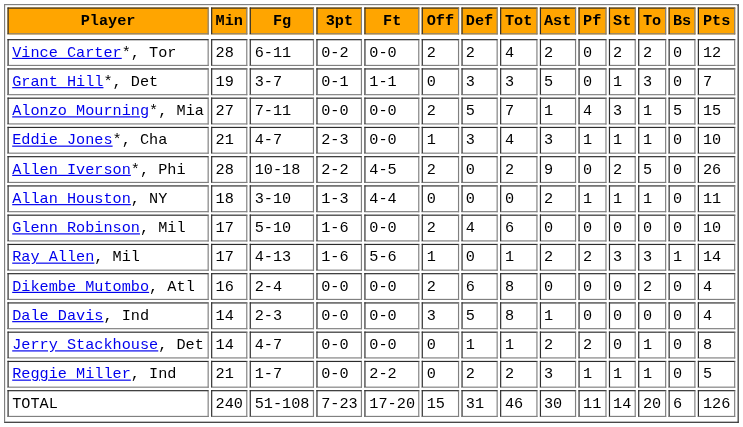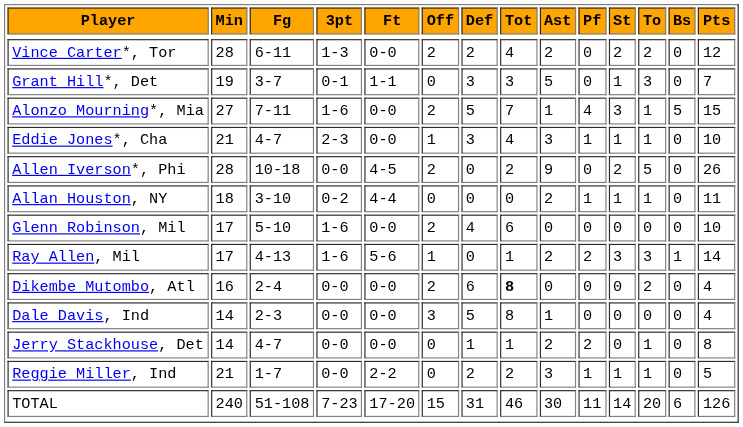(335, 53) 0-2 -> (335, 53) 1-3
(335, 111) 0-0 -> (335, 111) 1-6
(335, 170) 2-2 -> (335, 170) 0-0
(335, 199) 1-3 -> (335, 199) 0-2
(509, 287) normal -> (509, 287) bold
